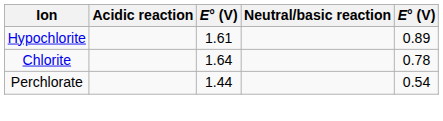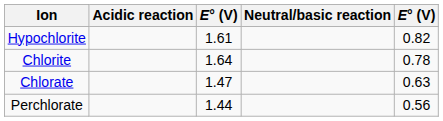(417, 37) 0.89 -> (417, 37) 0.82
+ row: (47, 82)
(417, 82) 0.54 -> (417, 104) 0.56
